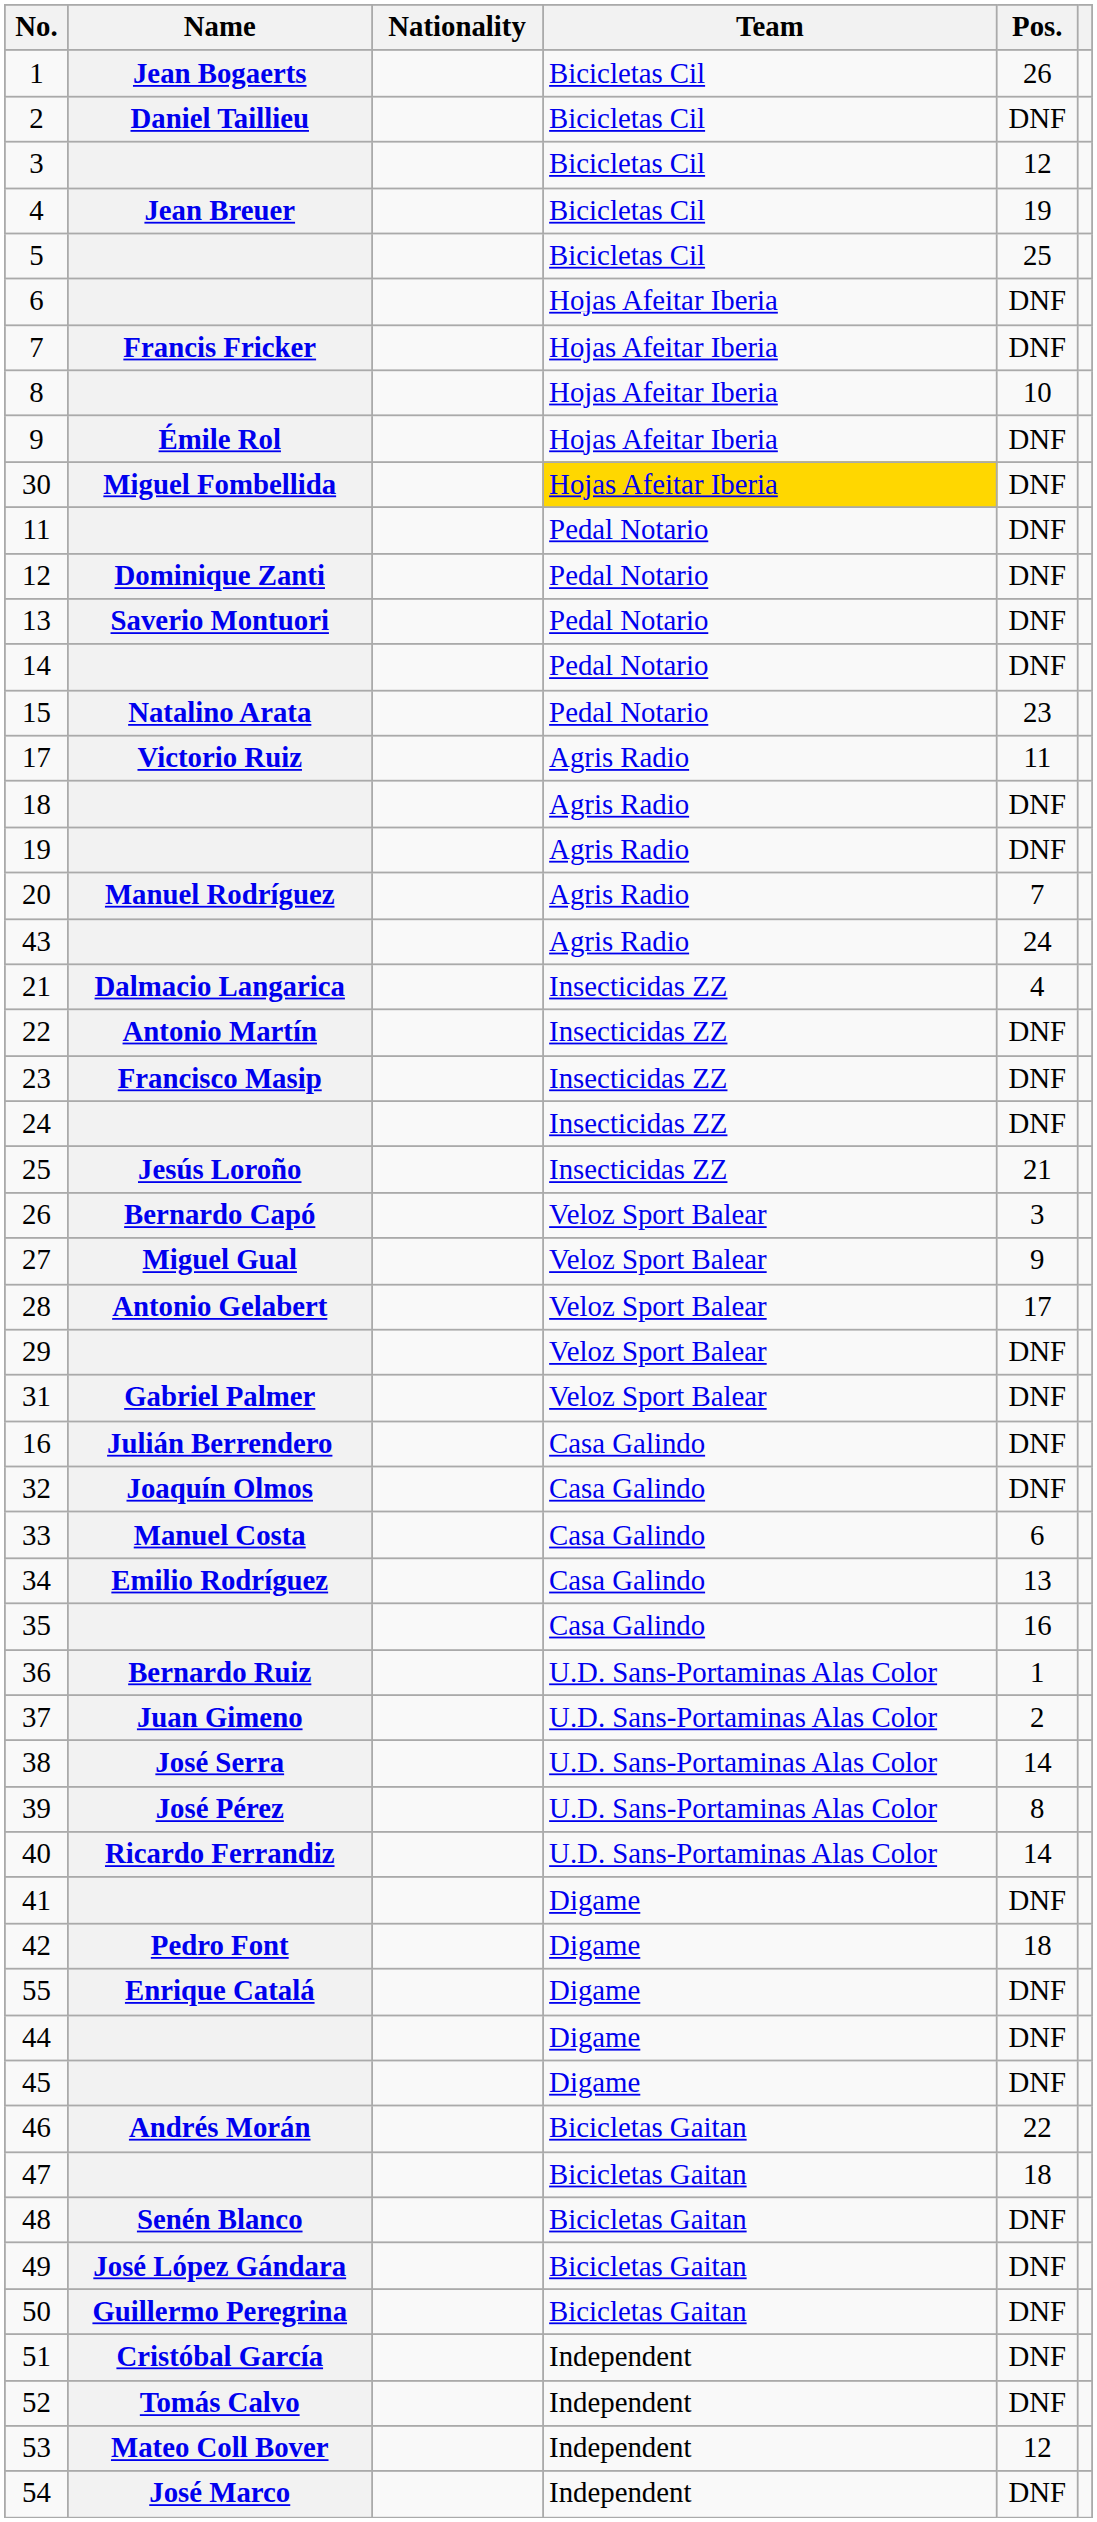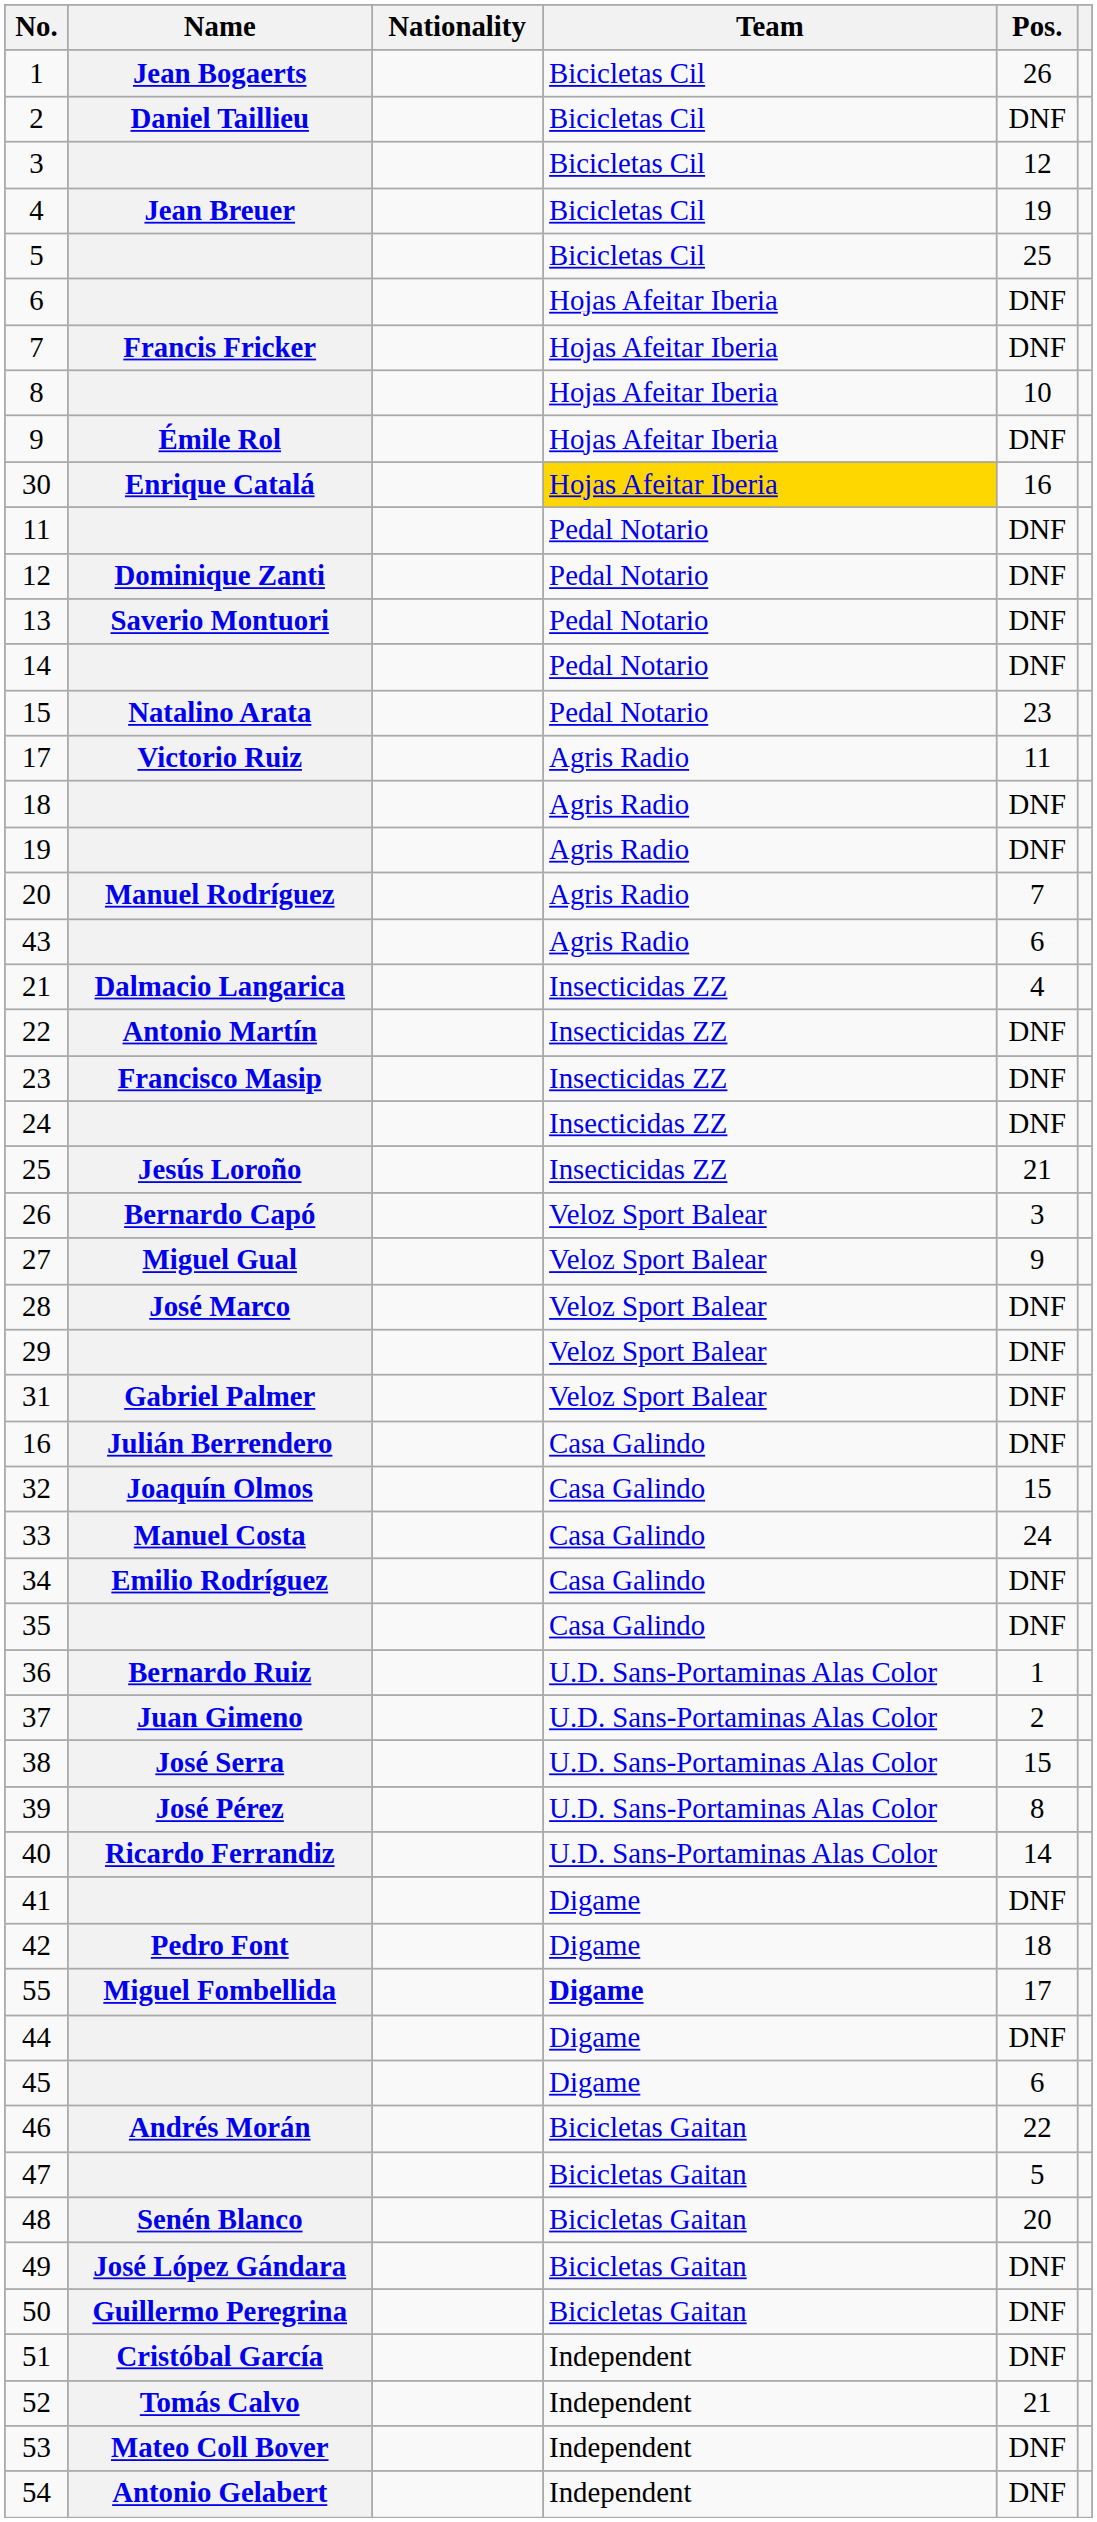(220, 484) Miguel Fombellida -> (220, 484) Enrique Catalá
(1037, 484) DNF -> (1037, 484) 16
(1037, 940) 24 -> (1037, 940) 6
(220, 1306) Antonio Gelabert -> (220, 1306) José Marco
(1037, 1306) 17 -> (1037, 1306) DNF
(1037, 1488) DNF -> (1037, 1488) 15
(1037, 1534) 6 -> (1037, 1534) 24
(1037, 1580) 13 -> (1037, 1580) DNF
(1037, 1625) 16 -> (1037, 1625) DNF
(1037, 1762) 14 -> (1037, 1762) 15
(220, 1991) Enrique Catalá -> (220, 1991) Miguel Fombellida
(595, 1991) normal -> (596, 1991) bold
(1037, 1991) DNF -> (1037, 1991) 17
(1037, 2082) DNF -> (1037, 2082) 6
(1037, 2174) 18 -> (1037, 2174) 5
(1037, 2219) DNF -> (1037, 2219) 20
(1037, 2402) DNF -> (1037, 2402) 21
(1037, 2448) 12 -> (1037, 2448) DNF
(220, 2493) José Marco -> (220, 2493) Antonio Gelabert
